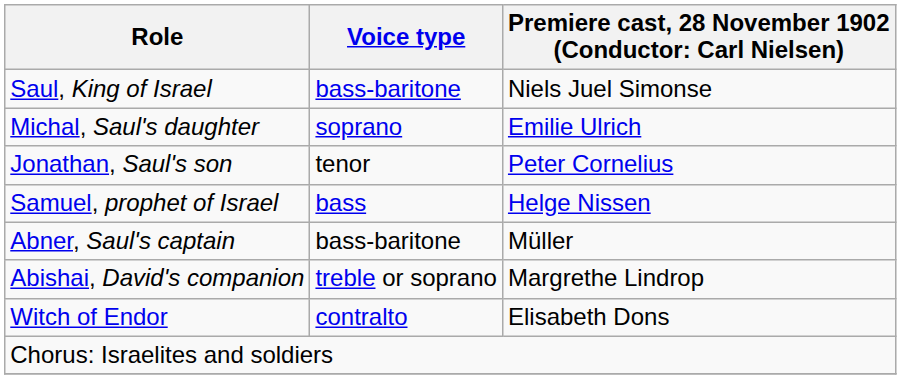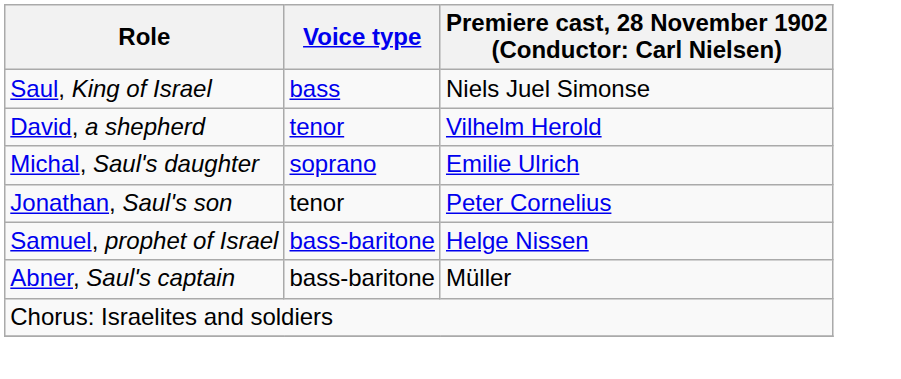(388, 88) bass-baritone -> (315, 88) bass
+ row: (108, 126)
(341, 202) bass -> (362, 240) bass-baritone
- row: (157, 278)
- row: (89, 316)
